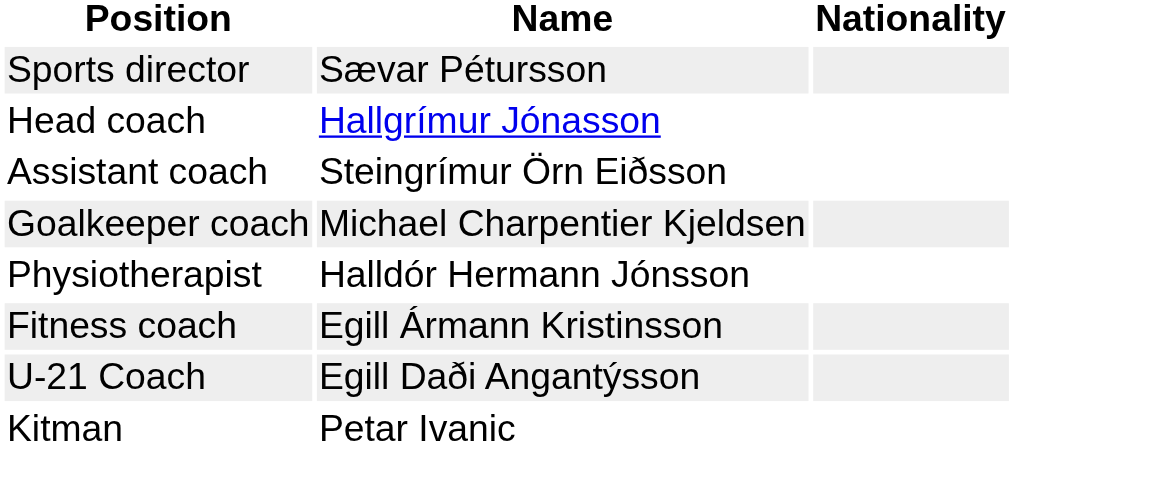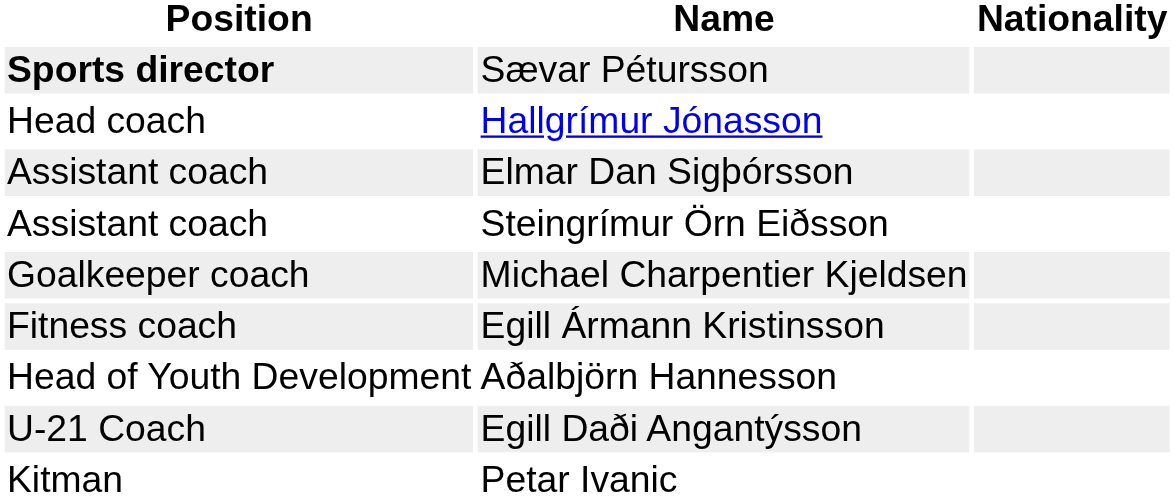(128, 69) normal -> (141, 69) bold
+ row: (667, 172)
- row: (534, 274)
+ row: (659, 377)
